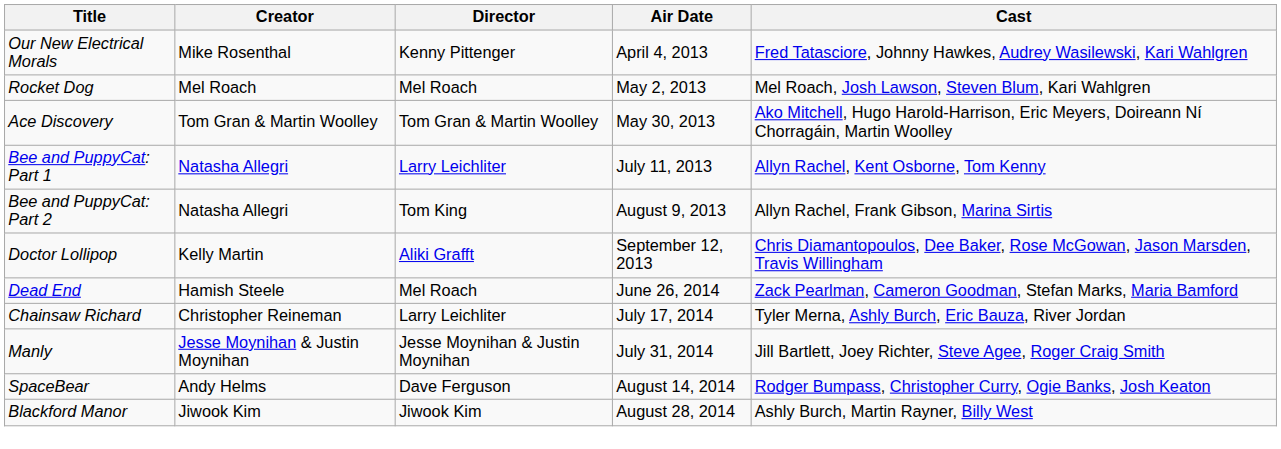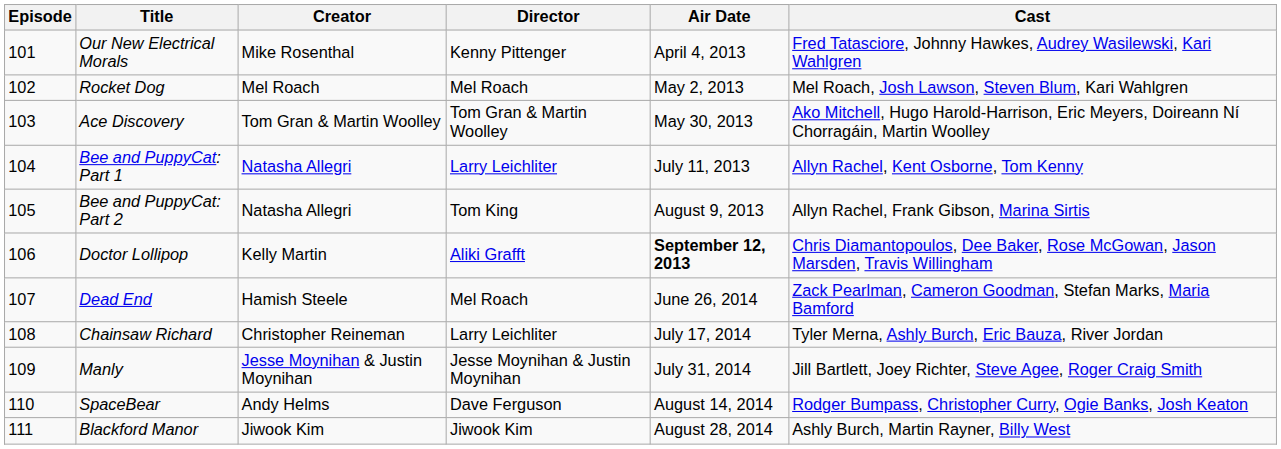+ column: (40, 17)
(670, 255) normal -> (710, 255) bold
